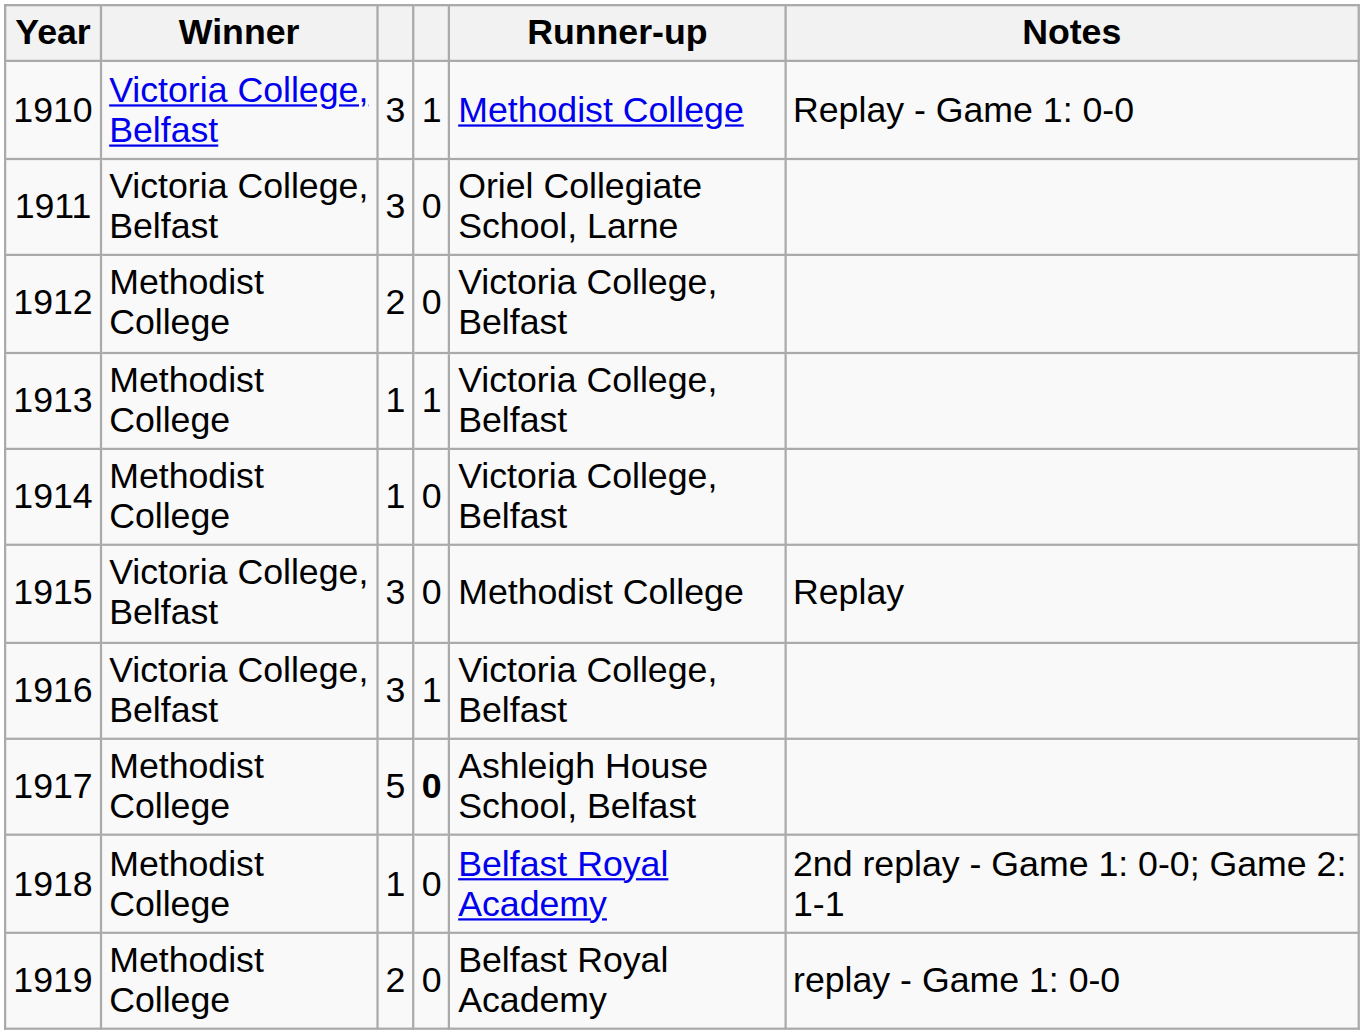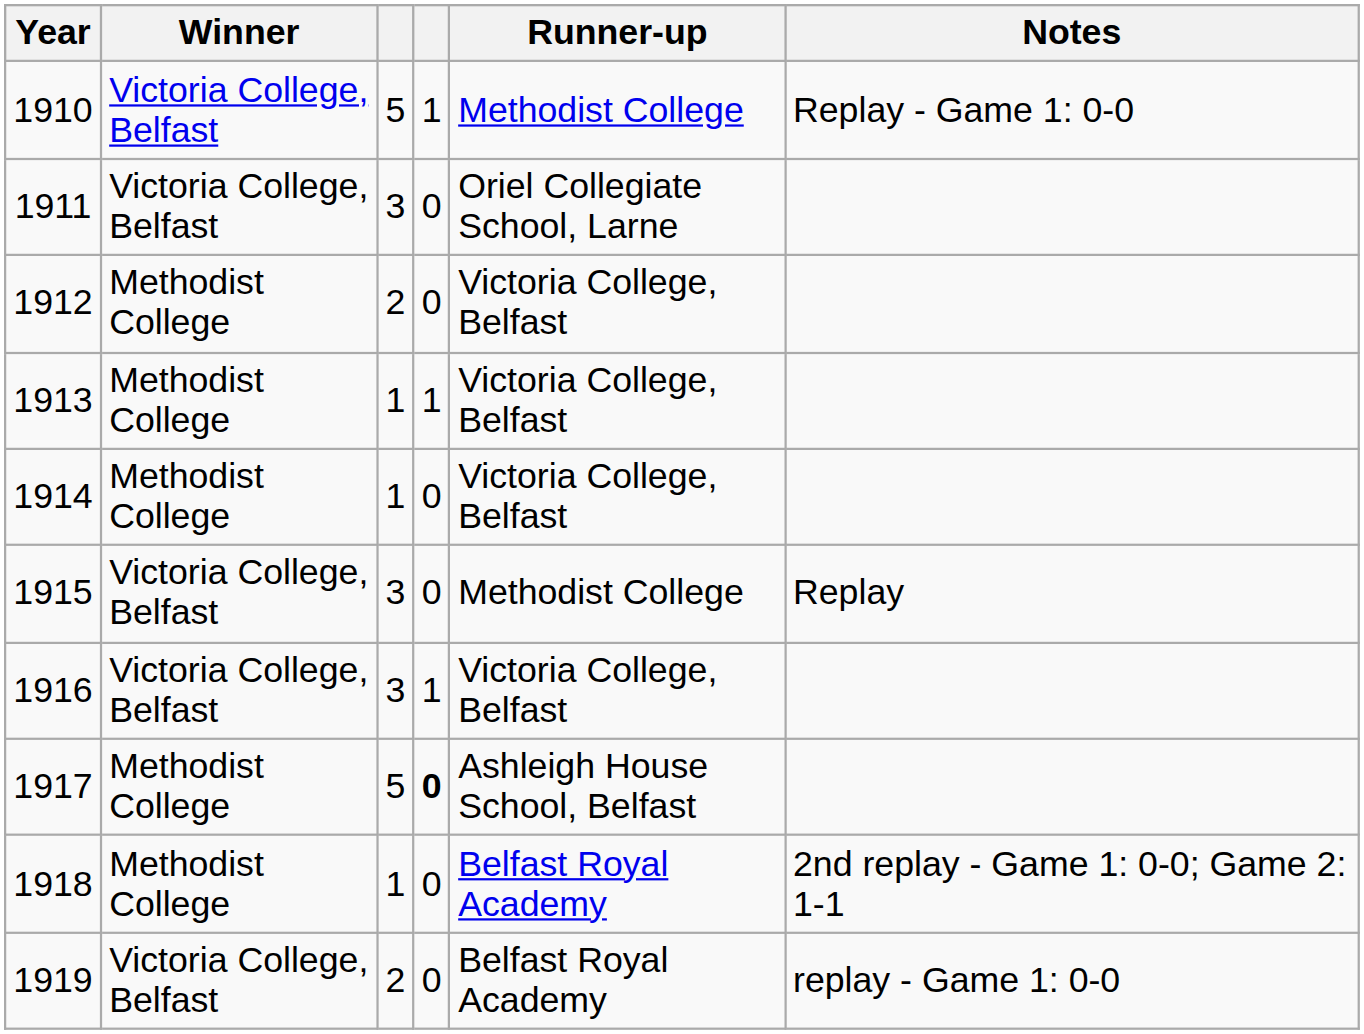(395, 109) 3 -> (395, 109) 5
(187, 979) Methodist College -> (239, 979) Victoria College, Belfast
